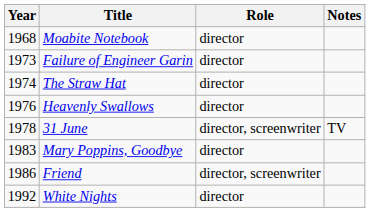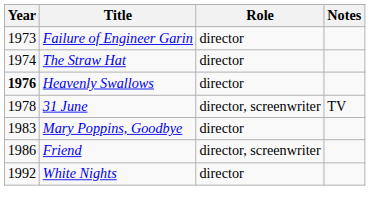- row: (96, 38)
(22, 106) normal -> (22, 83) bold
